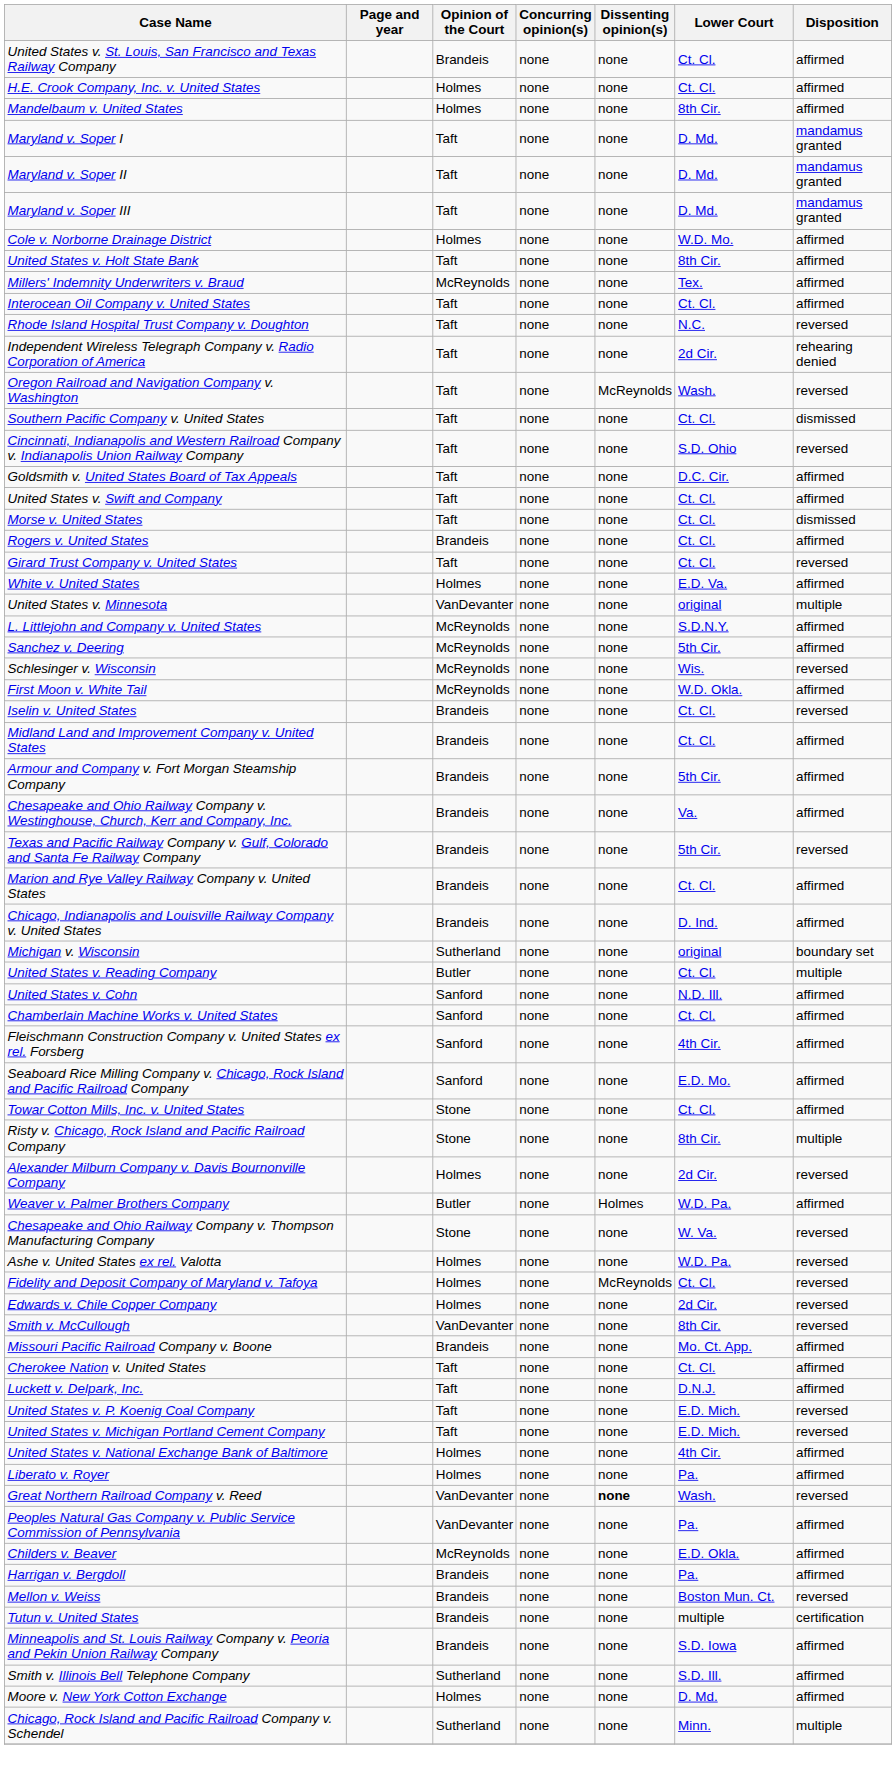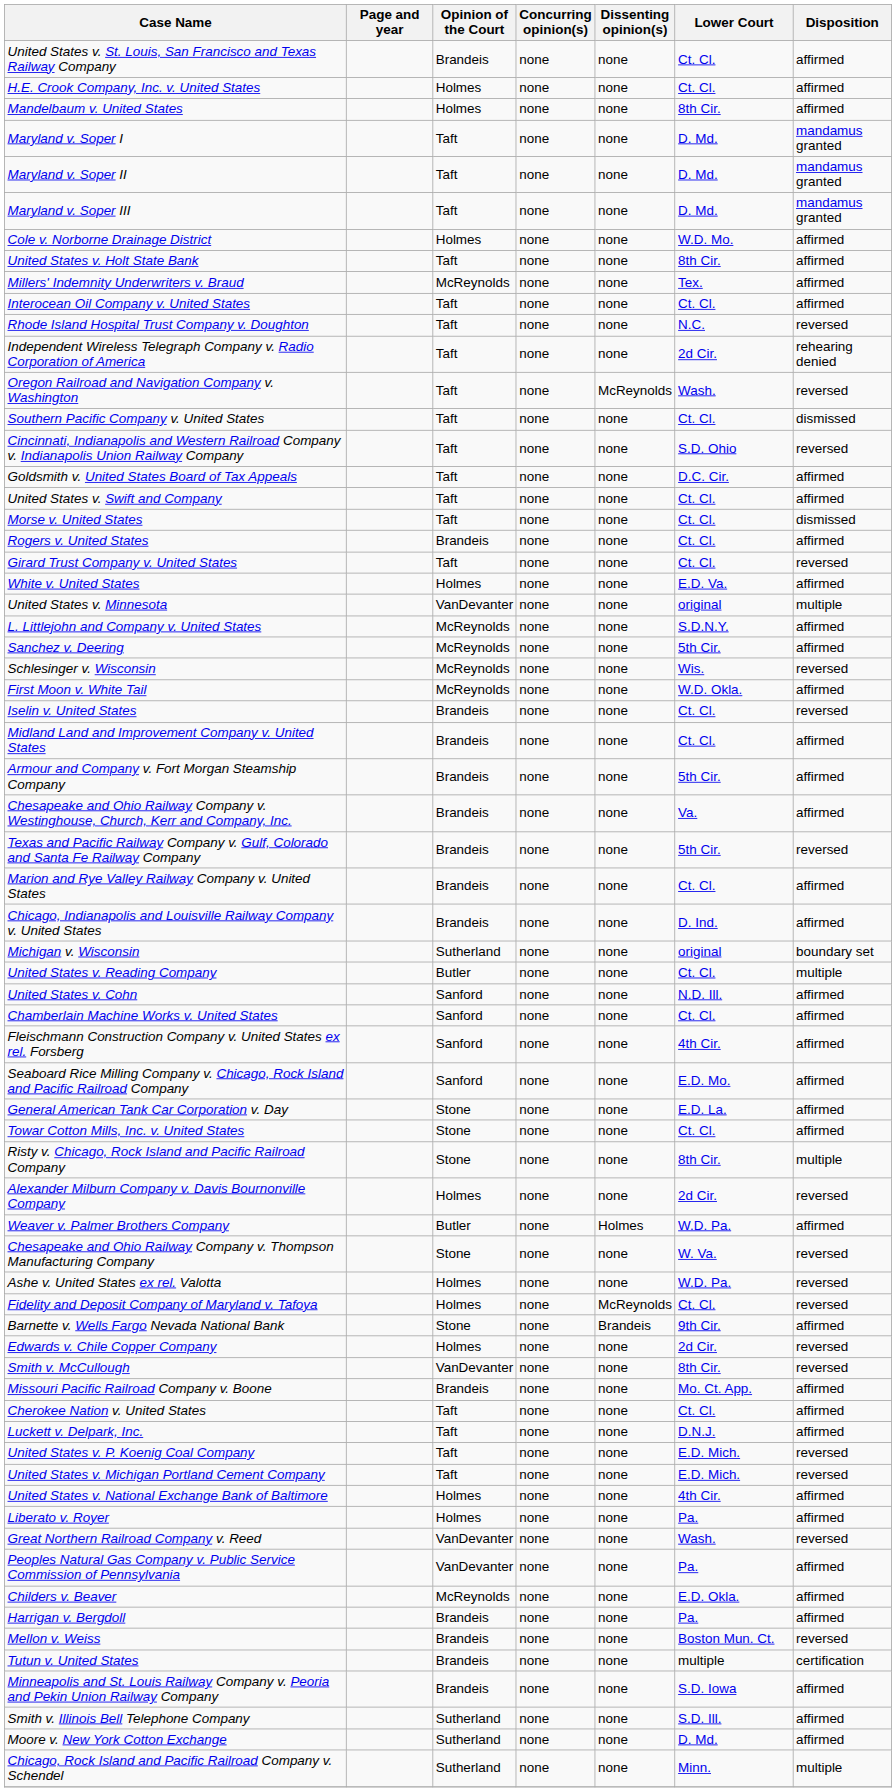+ row: (148, 1109)
+ row: (146, 1325)
(614, 1496) bold -> (613, 1538) normal
(458, 1696) Holmes -> (468, 1739) Sutherland
